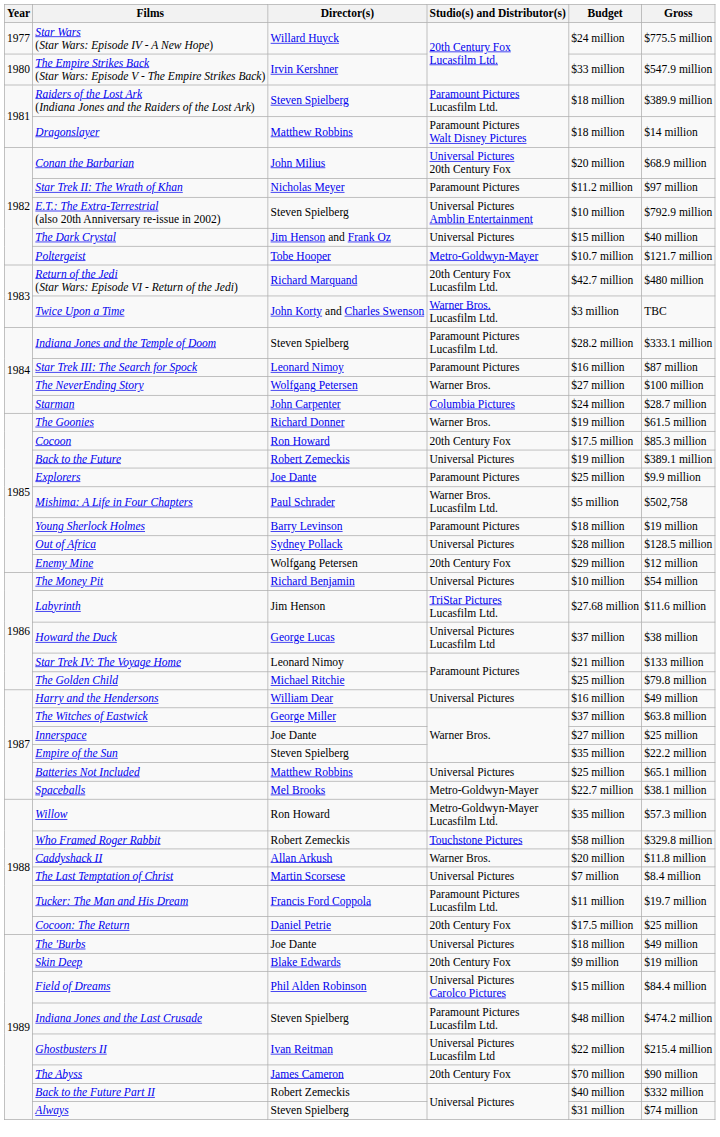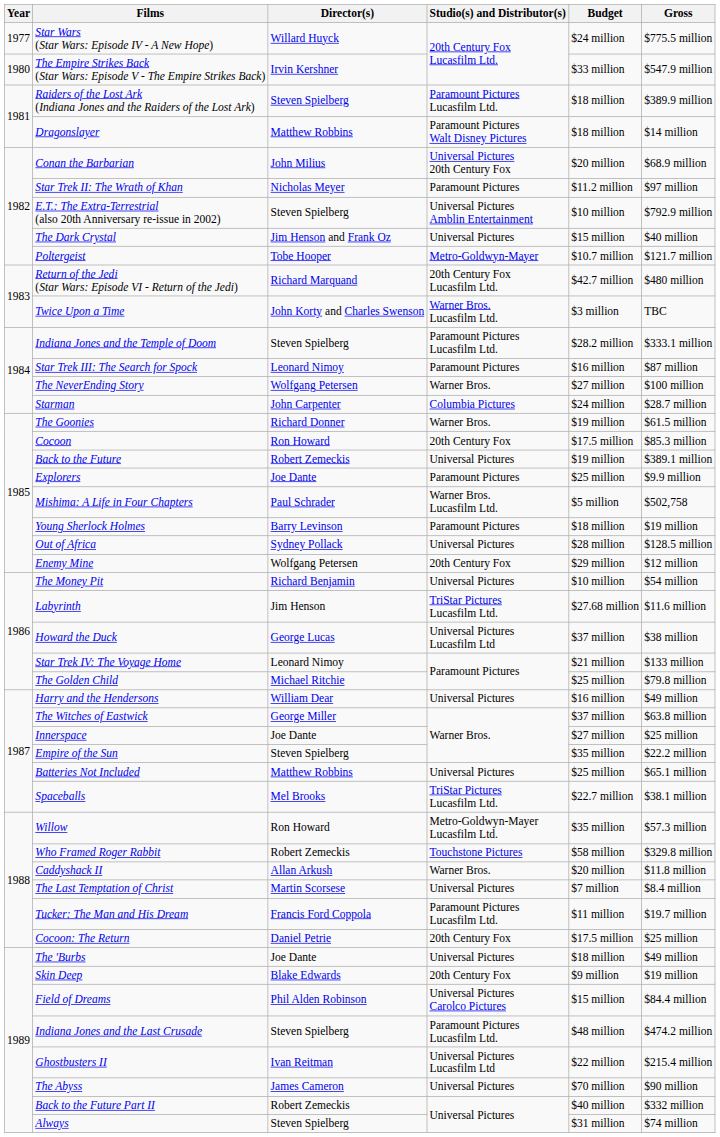(484, 790) Metro-Goldwyn-Mayer -> (466, 796) TriStar Pictures Lucasfilm Ltd.
(470, 1074) 20th Century Fox -> (472, 1087) Universal Pictures
